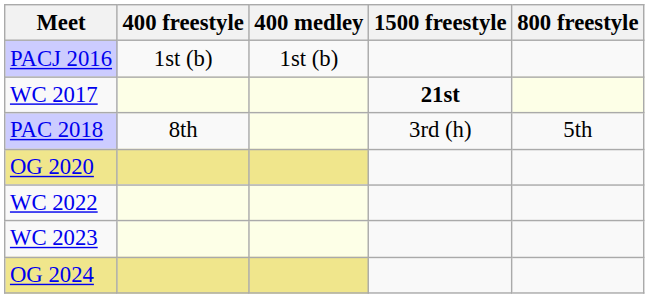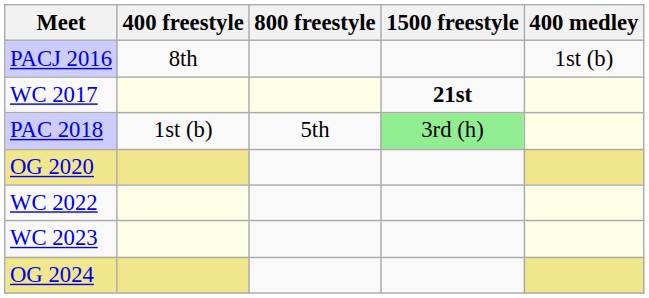columns swapped: (578, 22) <-> (309, 22)
(183, 58) 1st (b) -> (183, 58) 8th
(183, 130) 8th -> (183, 130) 1st (b)
(440, 130) no background -> (452, 130) lightgreen background
